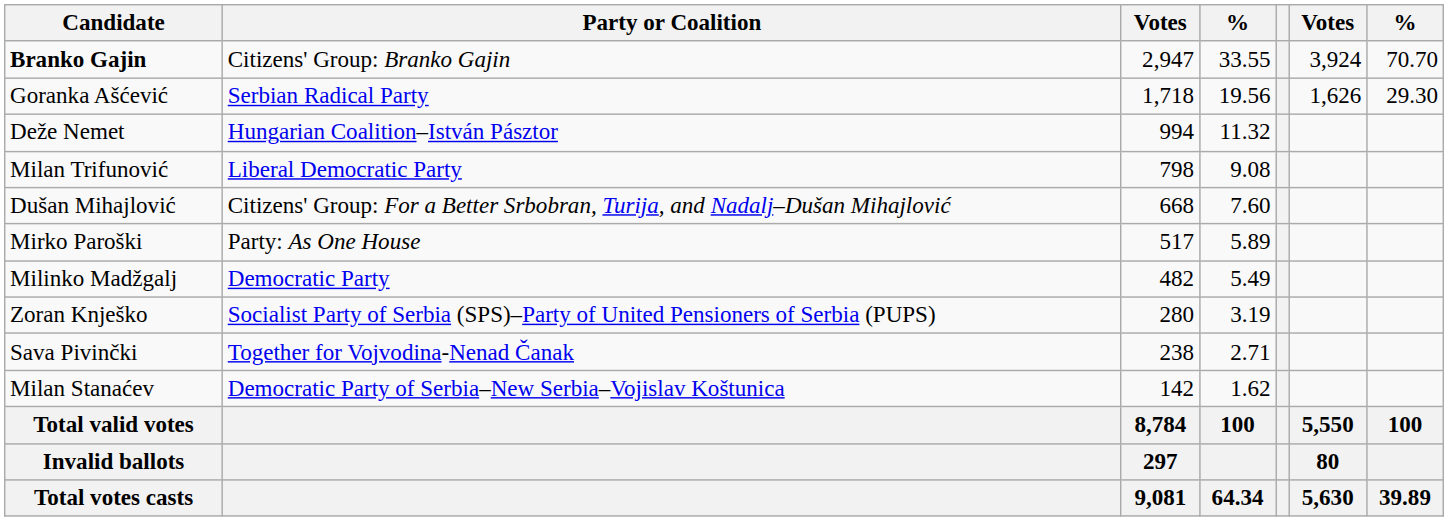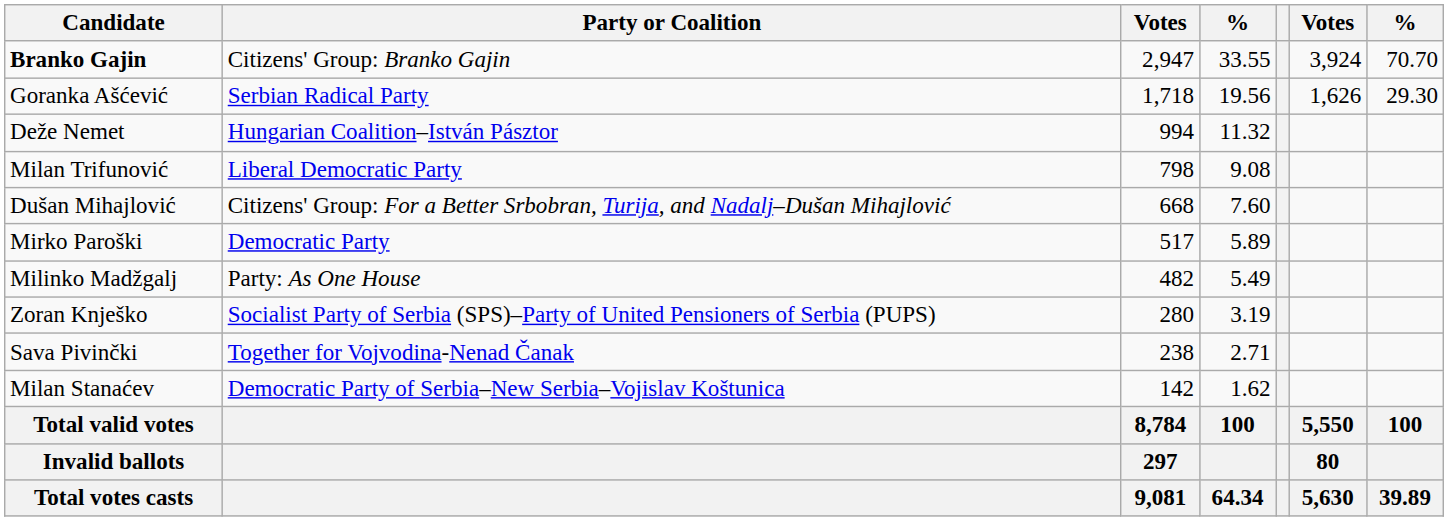(324, 242) Party: As One House -> (309, 242) Democratic Party
(309, 278) Democratic Party -> (324, 278) Party: As One House
